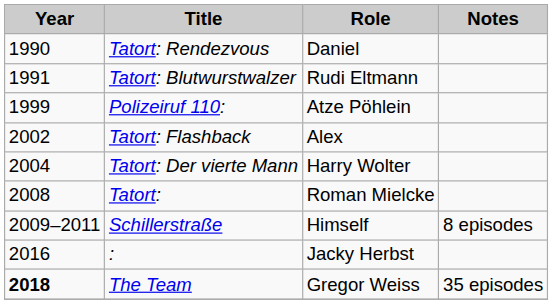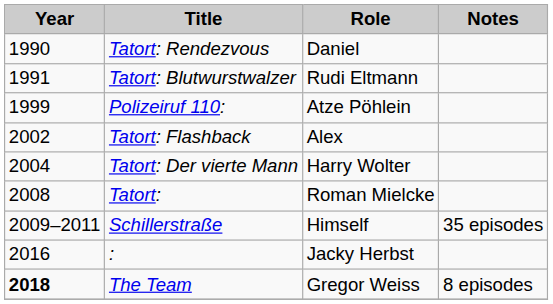(488, 225) 8 episodes -> (493, 225) 35 episodes
(493, 284) 35 episodes -> (488, 284) 8 episodes
